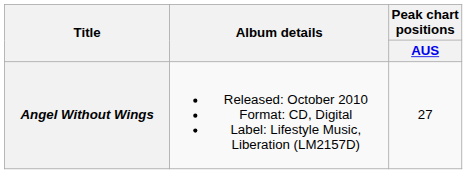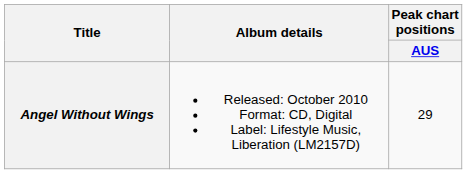(425, 115) 27 -> (425, 115) 29
